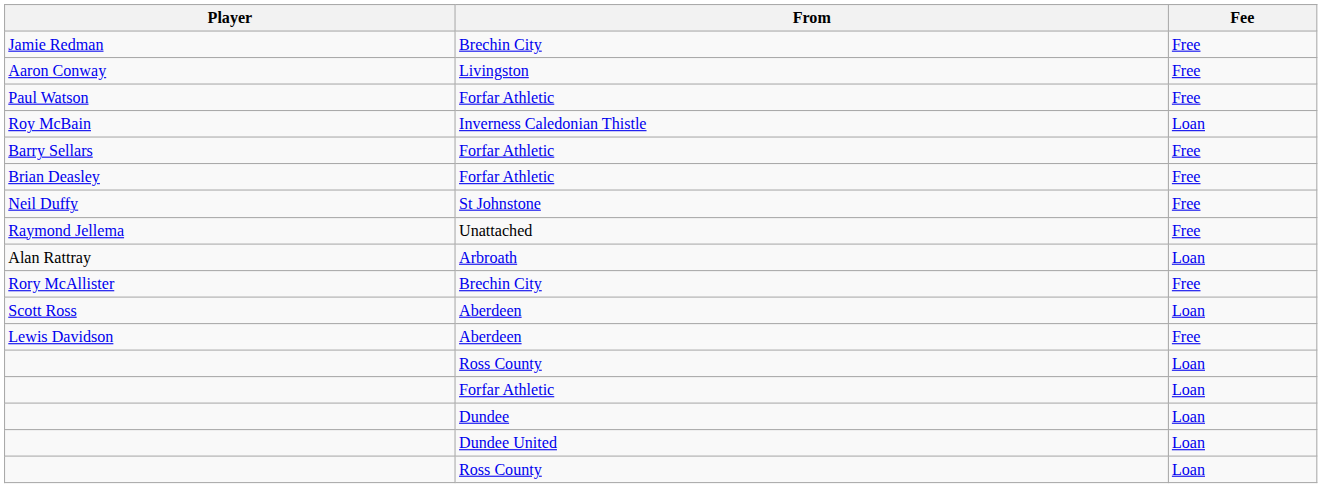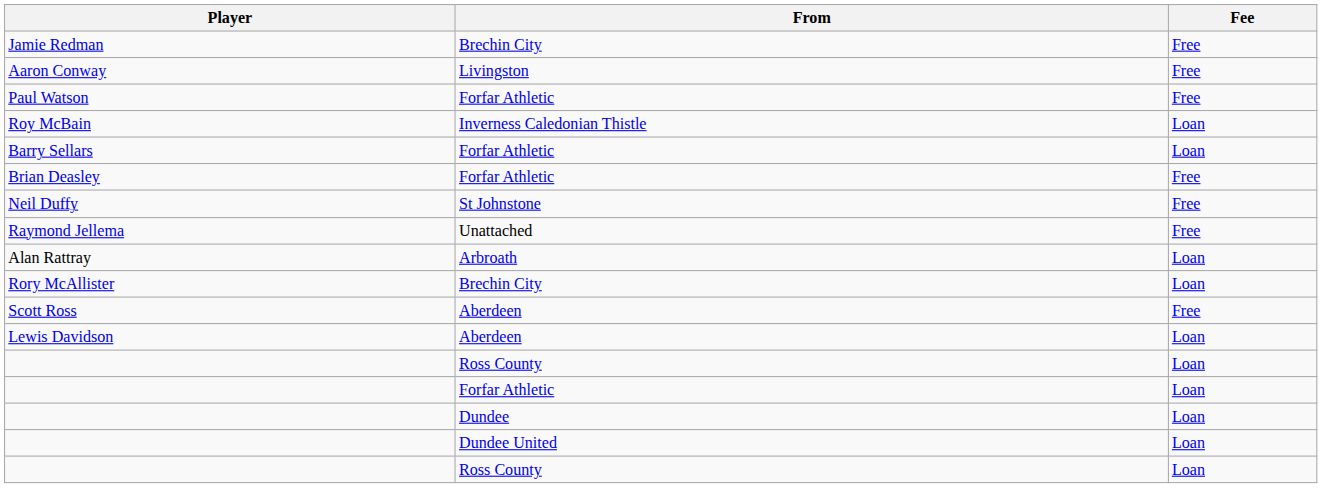(1186, 150) Free -> (1188, 150) Loan
(1186, 283) Free -> (1188, 283) Loan
(1188, 310) Loan -> (1186, 310) Free
(1186, 336) Free -> (1188, 336) Loan
